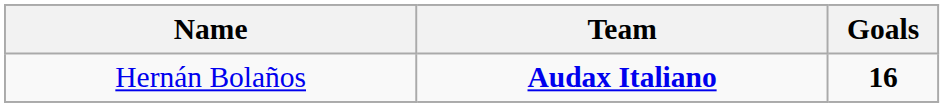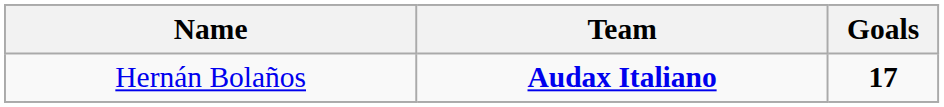(883, 77) 16 -> (883, 77) 17
